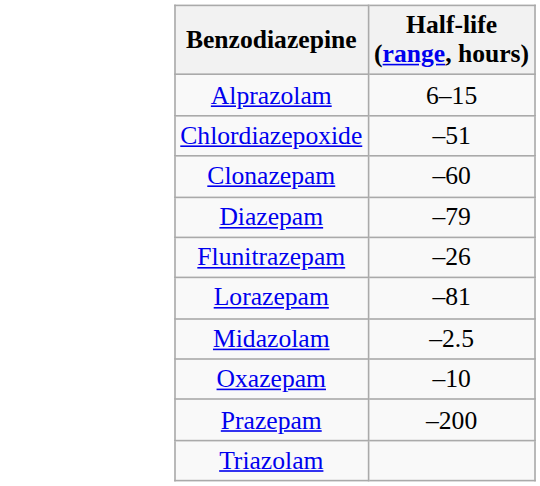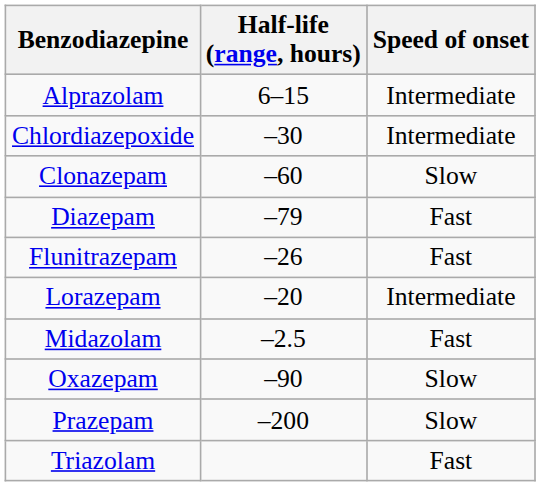+ column: (451, 39)
(452, 135) –51 -> (283, 135) –30
(452, 297) –81 -> (283, 297) –20
(452, 378) –10 -> (283, 378) –90
